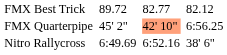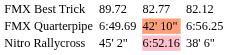(113, 26) 45' 2" -> (118, 26) 6:49.69
(118, 43) 6:49.69 -> (113, 43) 45' 2"
(161, 43) no background -> (161, 43) pink background
